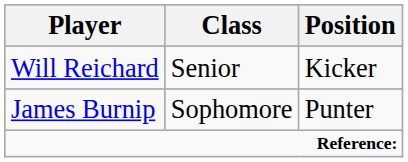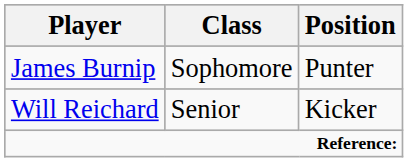rows swapped: (85, 67) <-> (83, 109)
